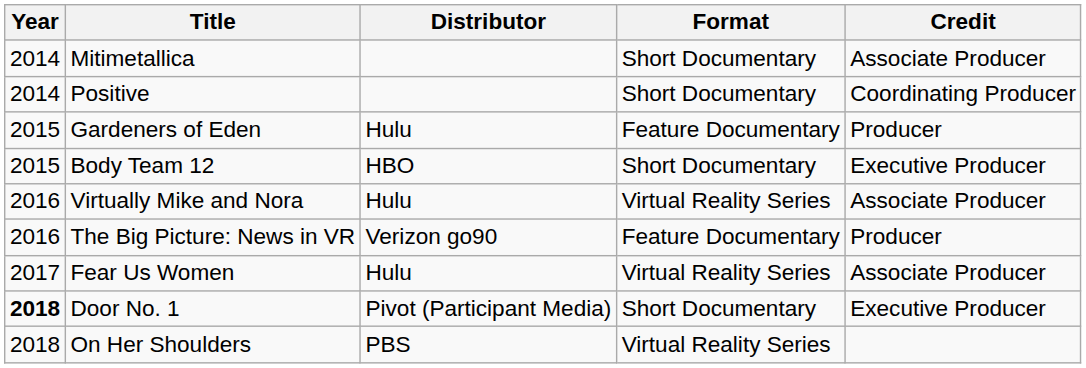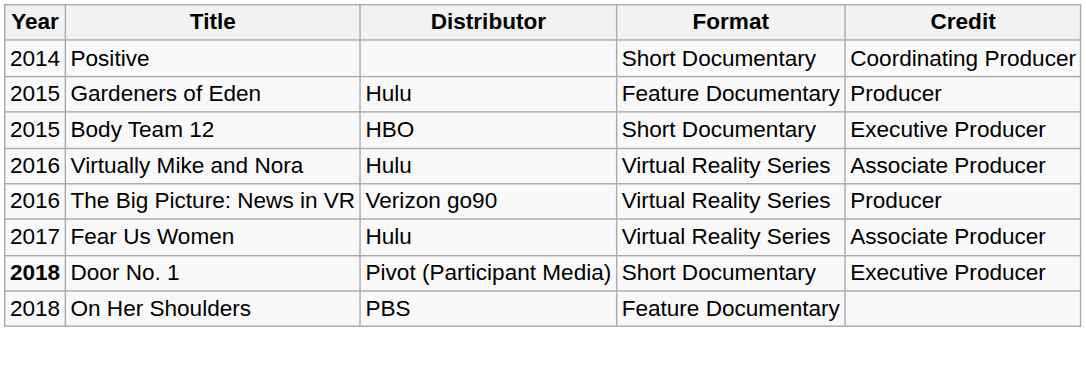- row: (133, 58)
(731, 237) Feature Documentary -> (726, 201) Virtual Reality Series
(726, 344) Virtual Reality Series -> (731, 308) Feature Documentary
